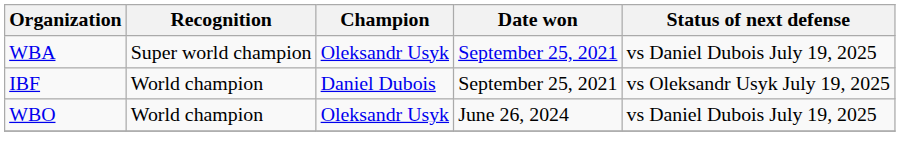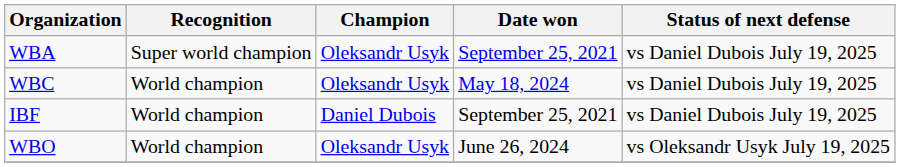+ row: (32, 83)
(758, 83) vs Oleksandr Usyk July 19, 2025 -> (752, 114) vs Daniel Dubois July 19, 2025
(752, 114) vs Daniel Dubois July 19, 2025 -> (758, 146) vs Oleksandr Usyk July 19, 2025
